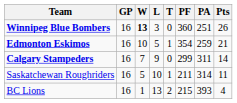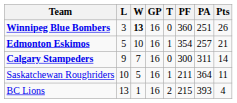columns swapped: (126, 12) <-> (157, 12)
(204, 43) 259 -> (204, 43) 257
(185, 59) 299 -> (185, 59) 300
(204, 75) 314 -> (204, 75) 364
